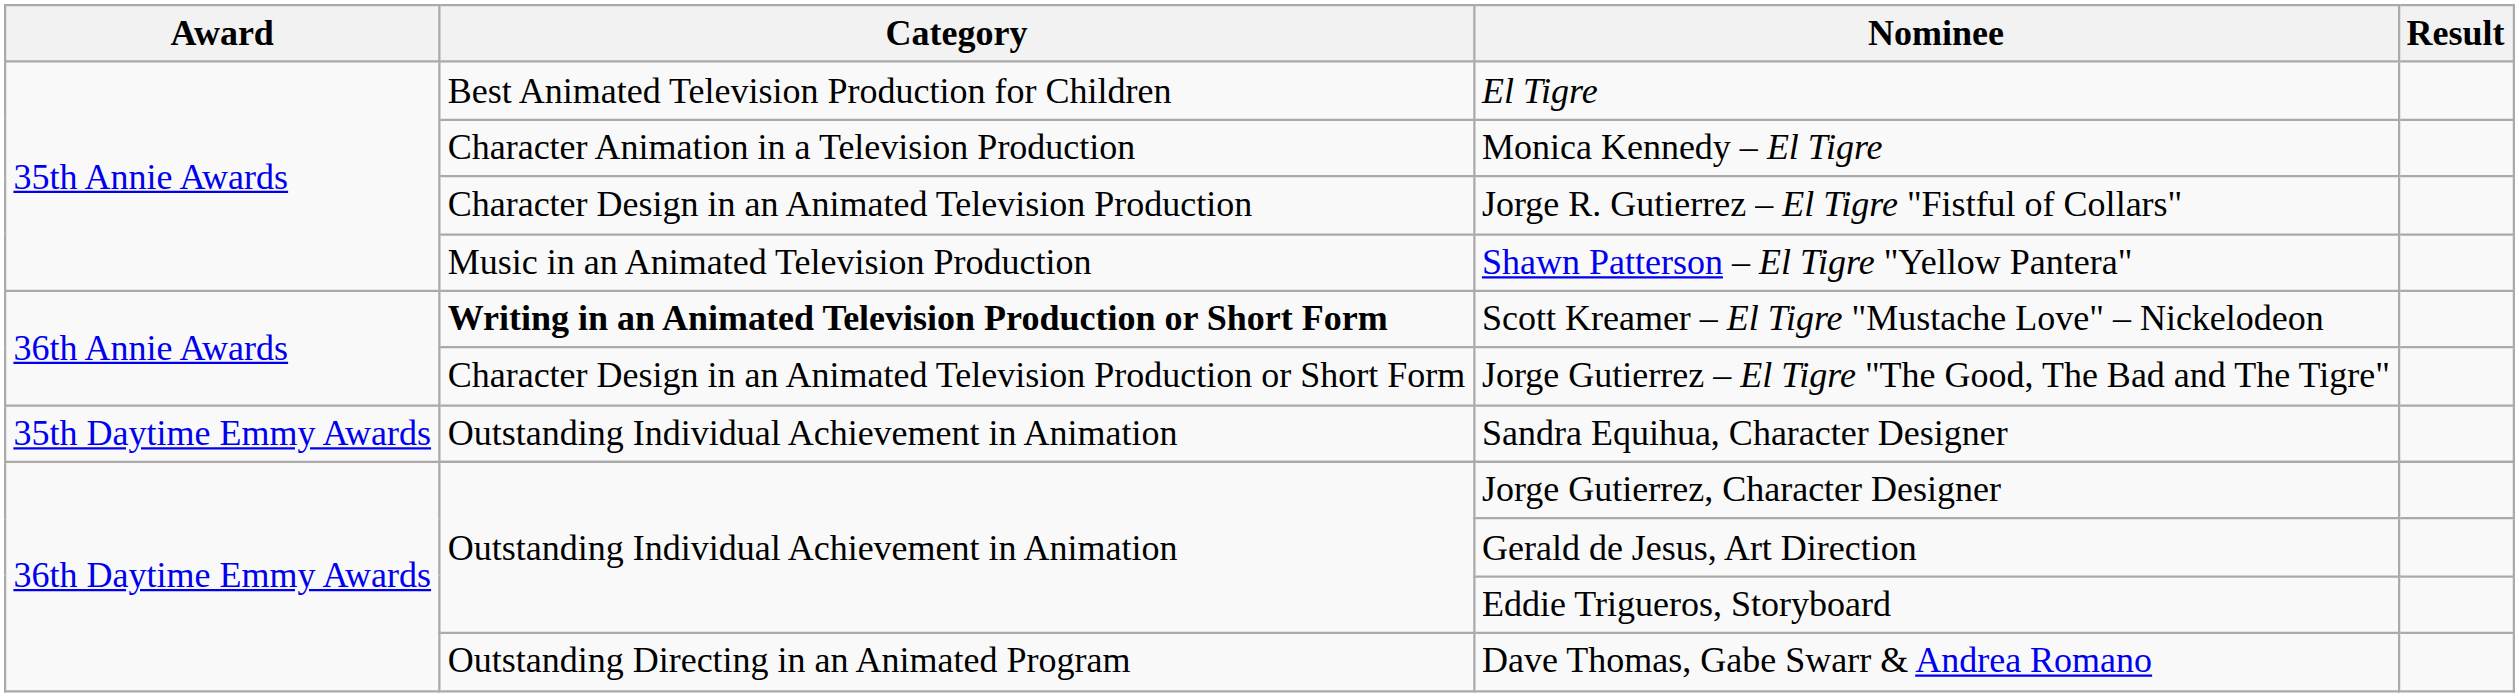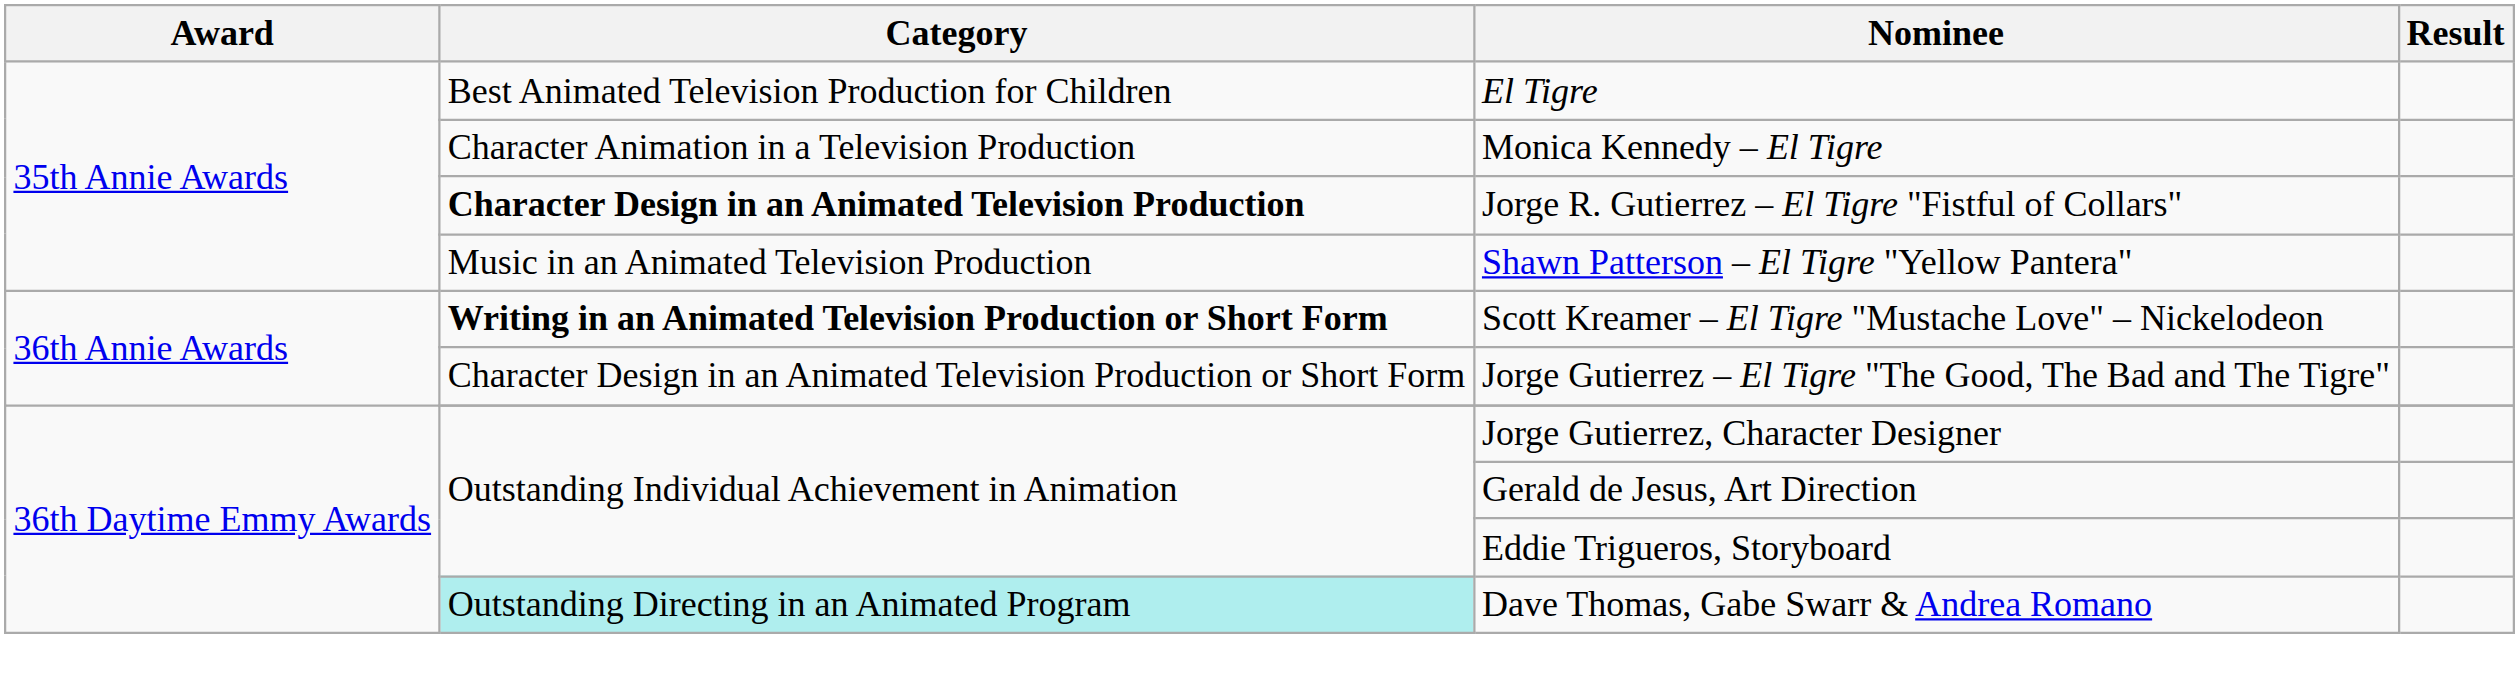(850, 204) normal -> (876, 204) bold
- row: (1745, 432)
(789, 661) no background -> (789, 603) paleturquoise background
